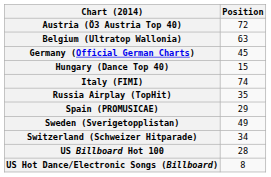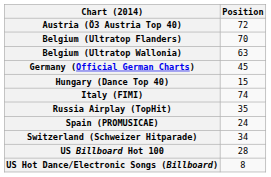+ row: (112, 39)
(243, 109) 29 -> (243, 123) 24
- row: (112, 123)
